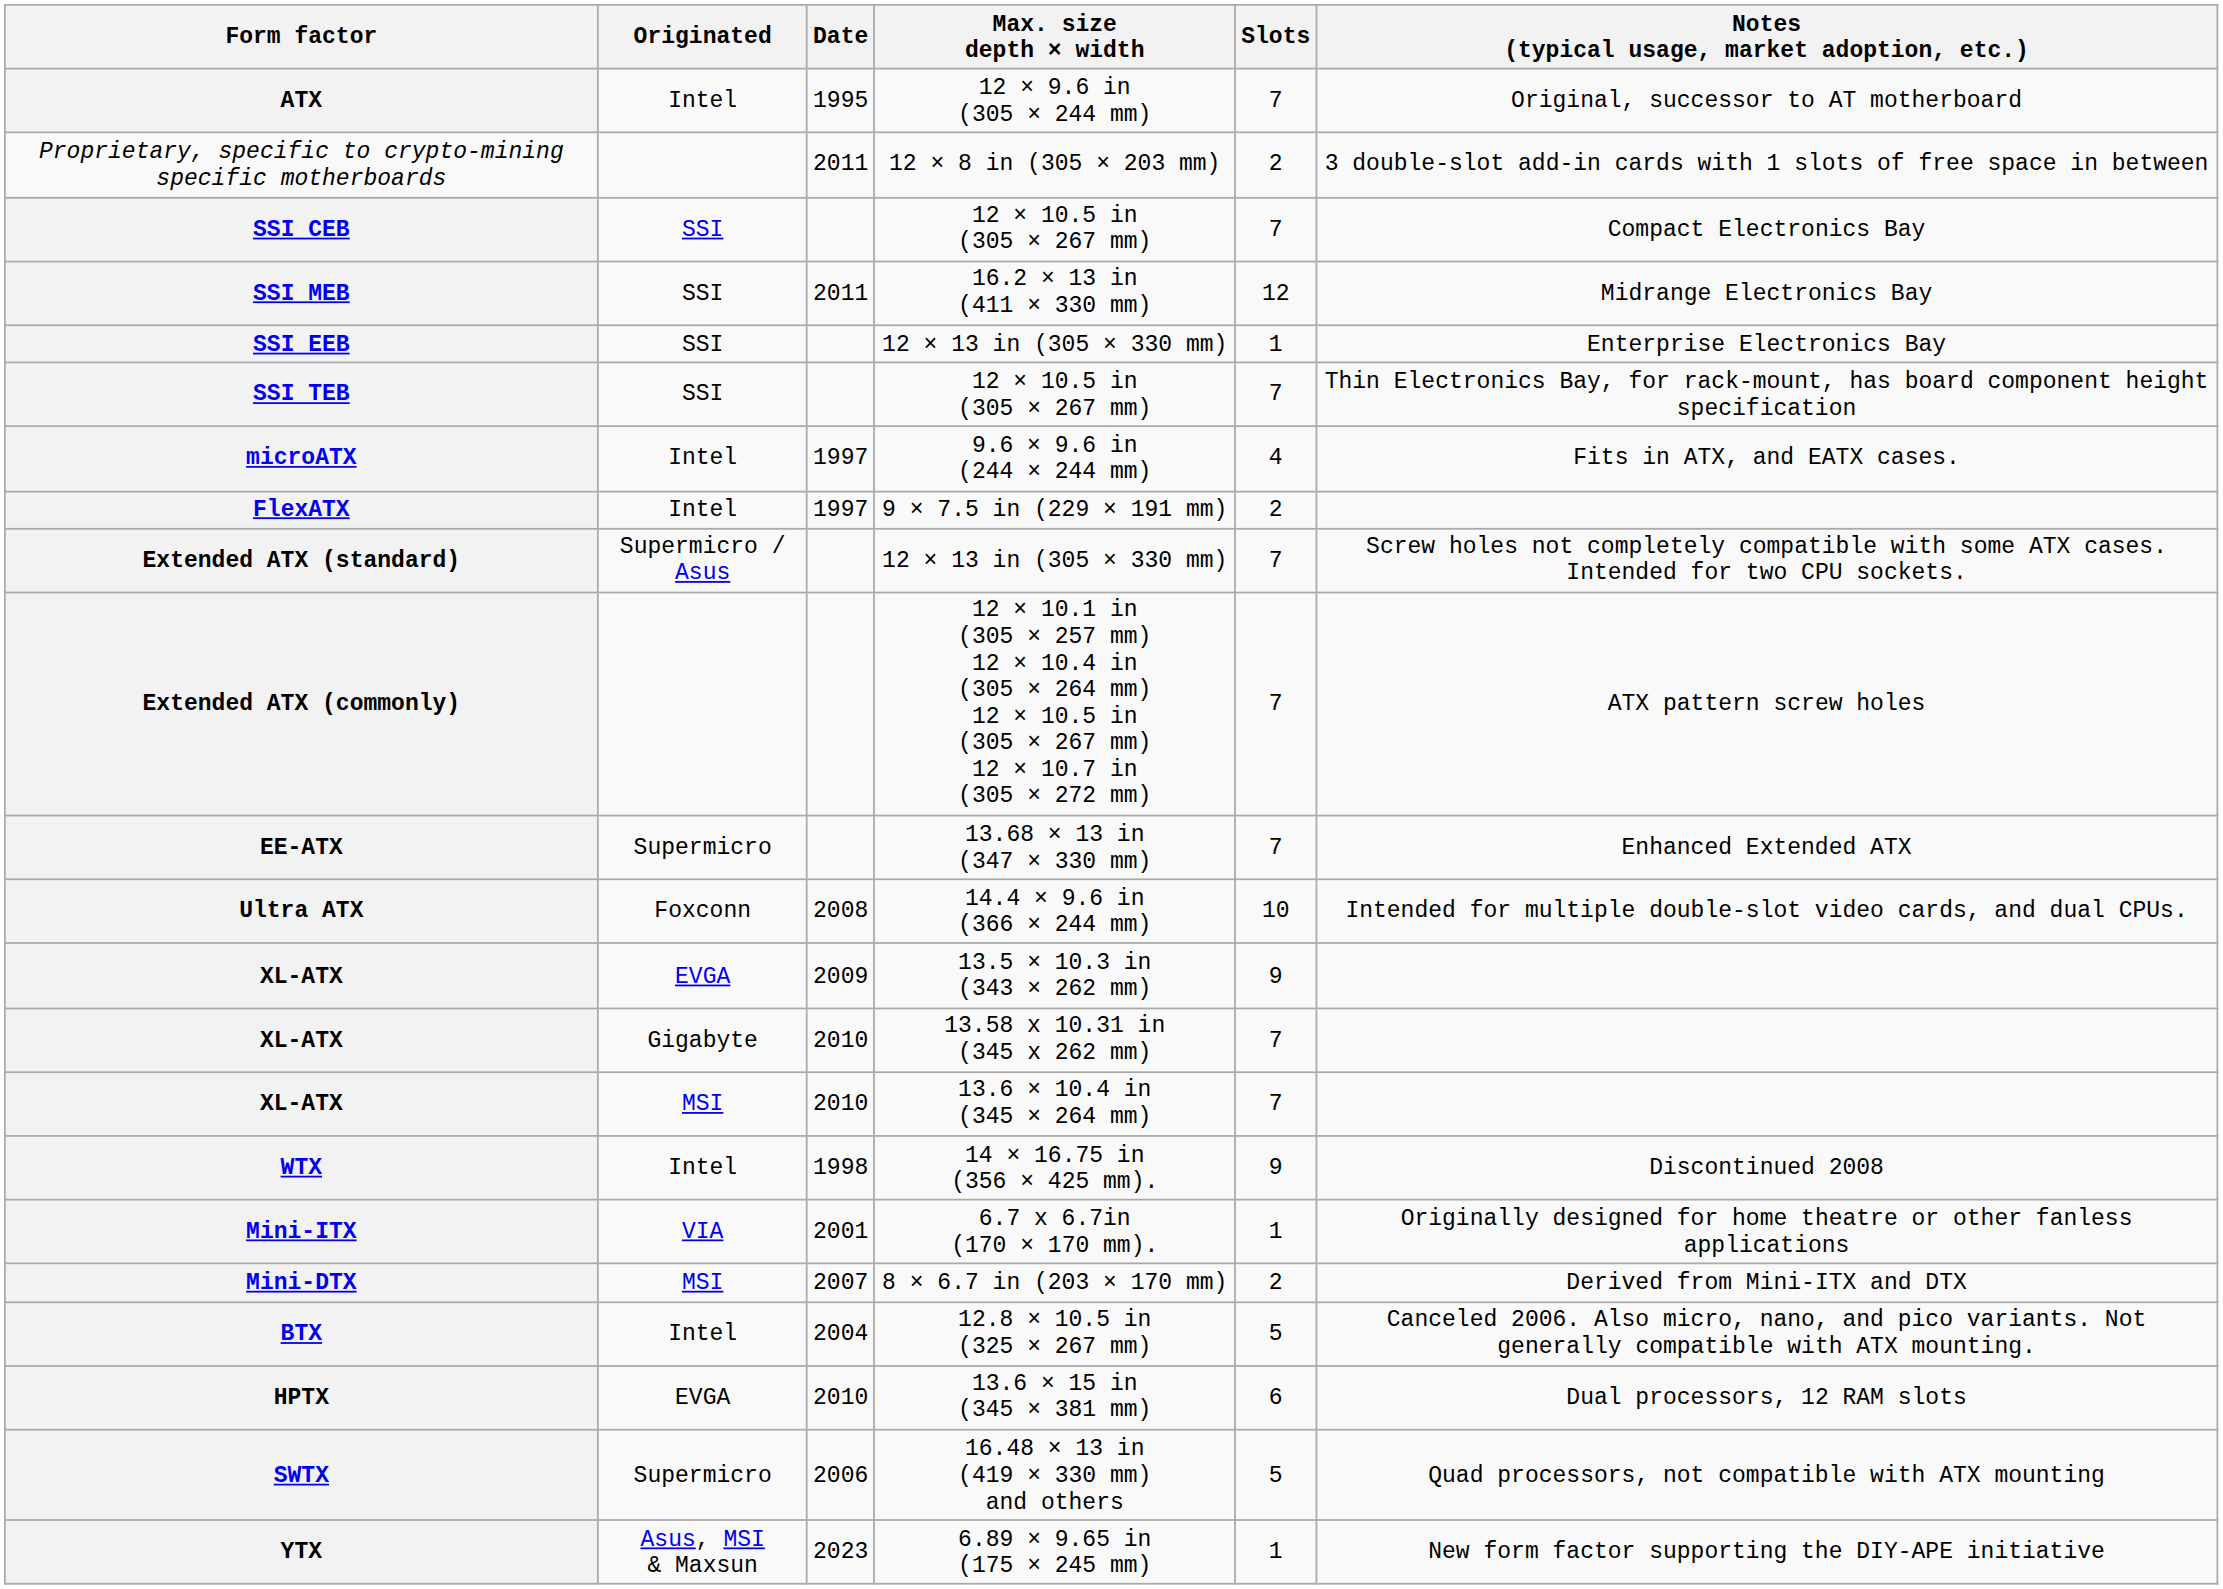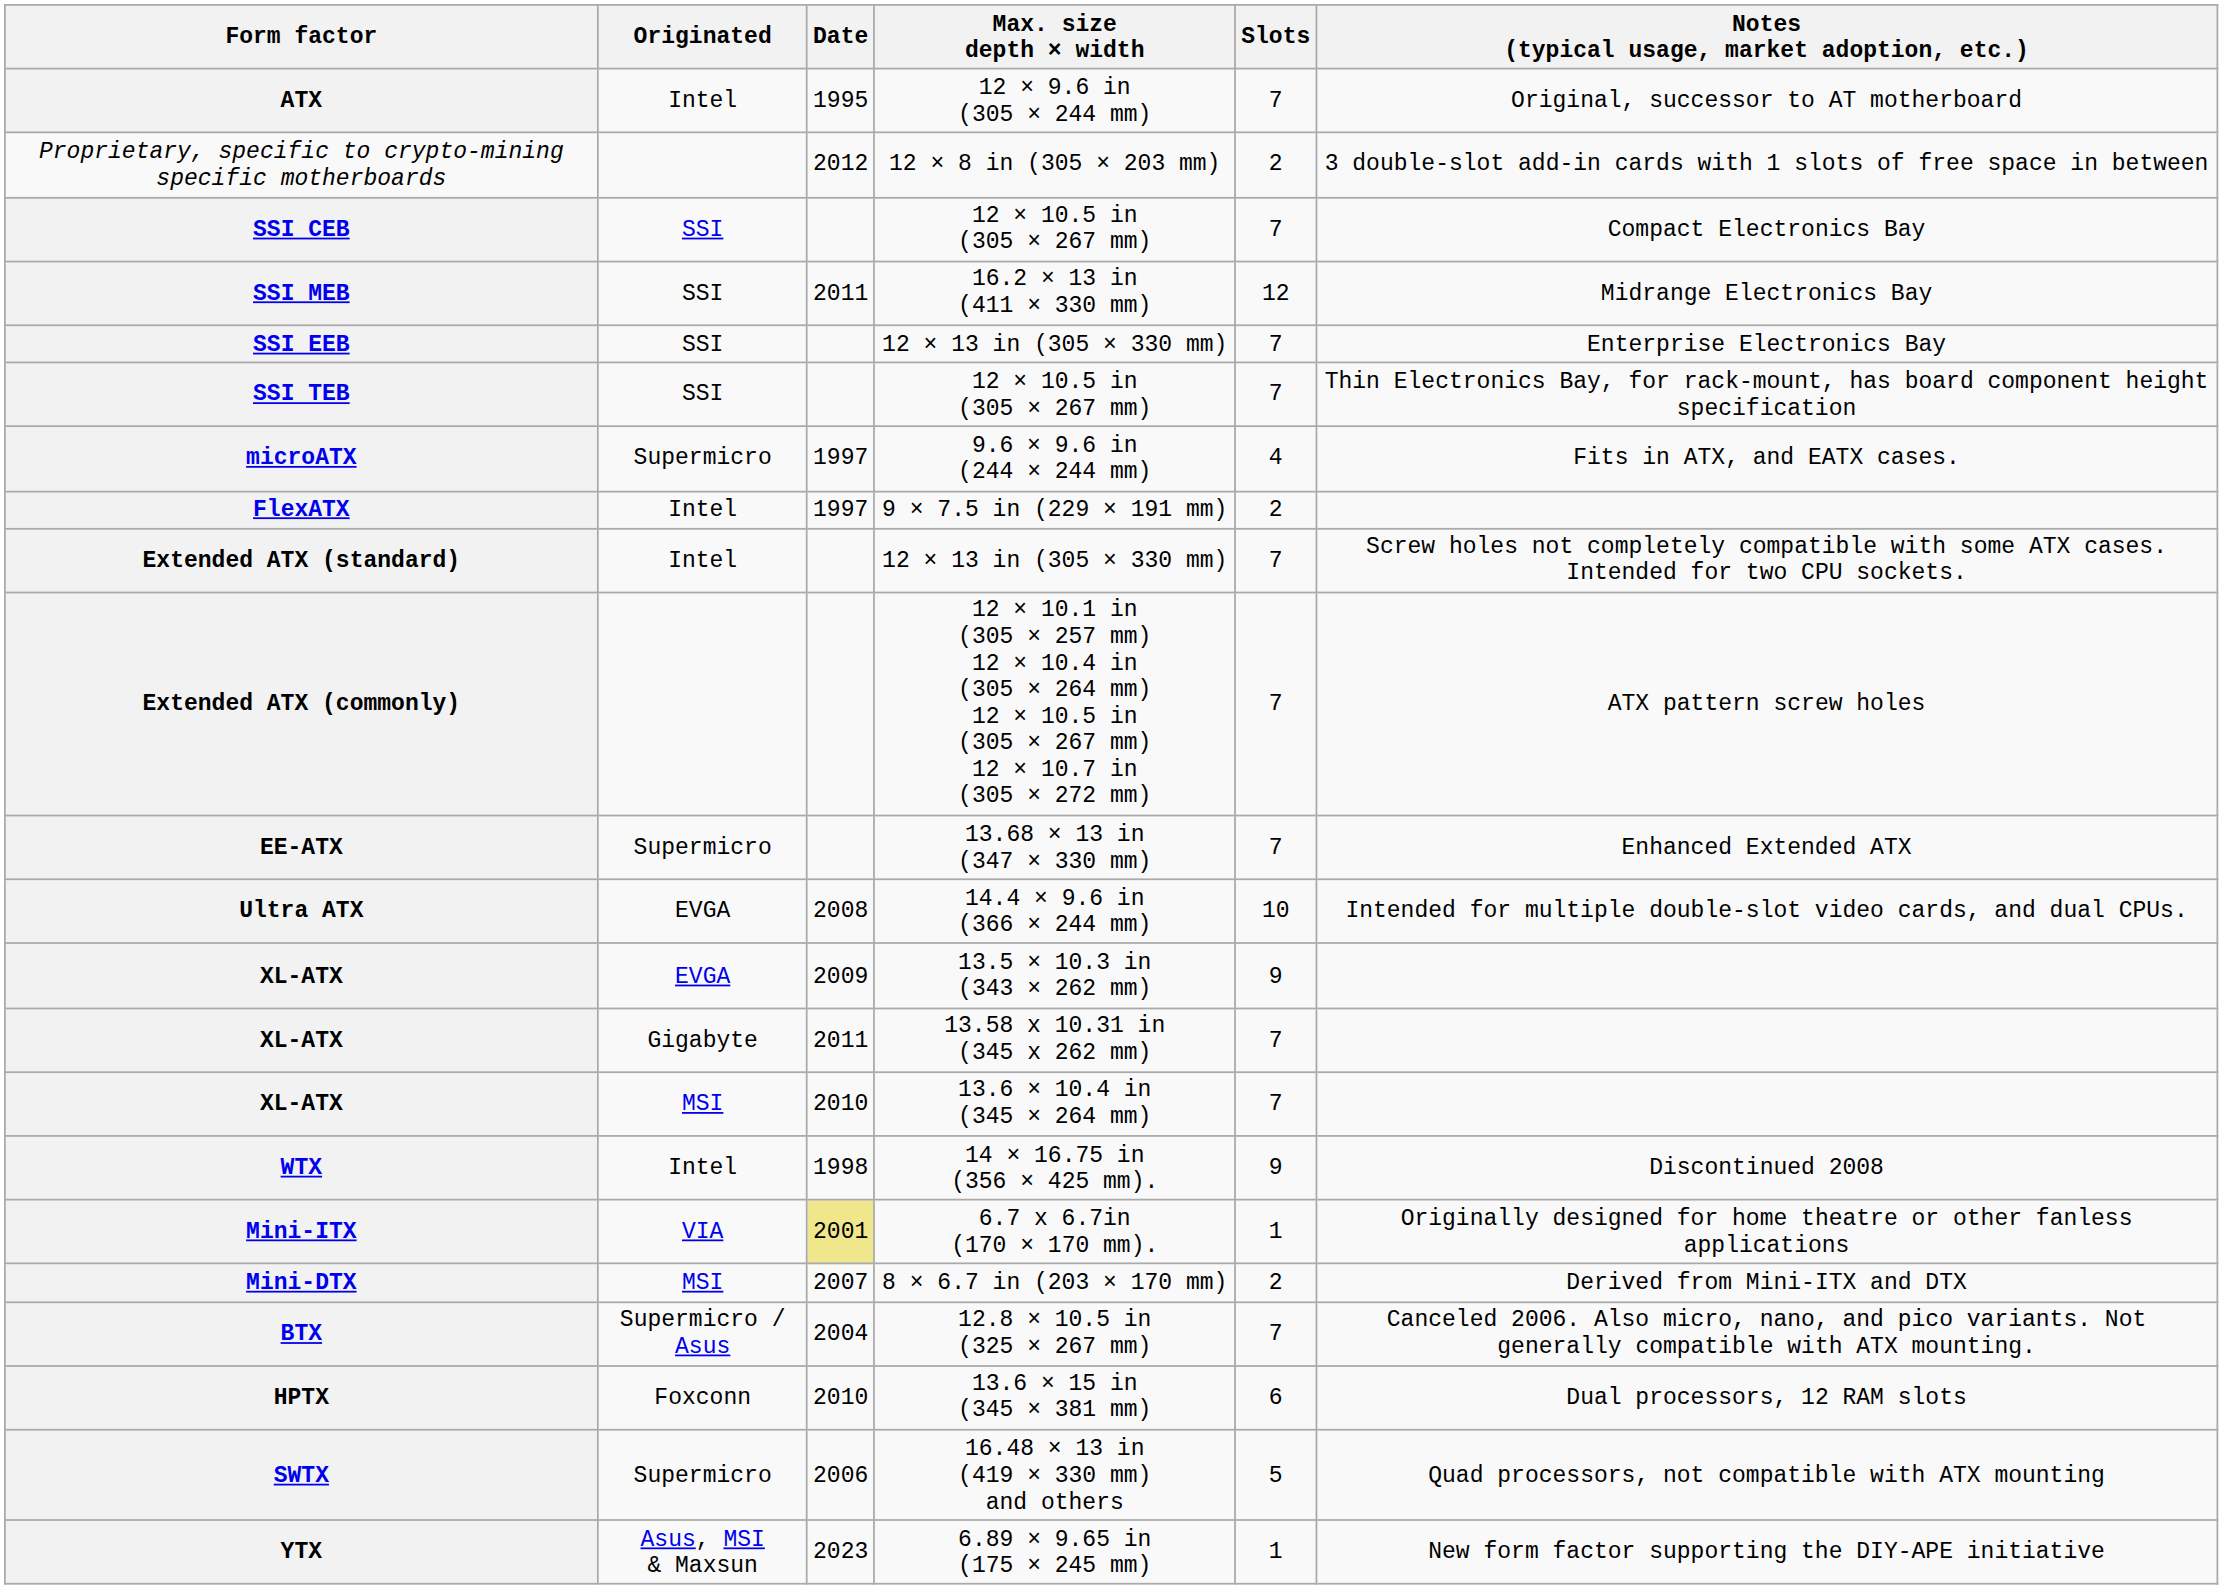(841, 165) 2011 -> (841, 165) 2012
(1276, 344) 1 -> (1276, 344) 7
(703, 459) Intel -> (703, 459) Supermicro
(703, 560) Supermicro / Asus -> (703, 560) Intel
(703, 912) Foxconn -> (703, 912) EVGA
(841, 1040) 2010 -> (841, 1040) 2011
(841, 1232) no background -> (841, 1232) khaki background
(703, 1334) Intel -> (703, 1334) Supermicro / Asus
(1276, 1334) 5 -> (1276, 1334) 7
(703, 1398) EVGA -> (703, 1398) Foxconn
